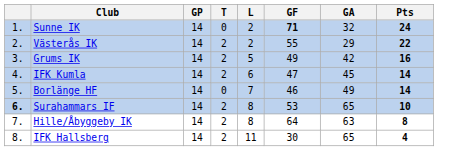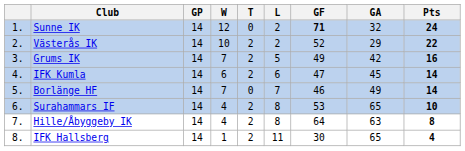+ column: (224, 12)
(292, 44) 55 -> (319, 44) 52
(18, 106) bold -> (18, 106) normal
